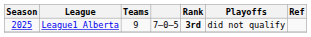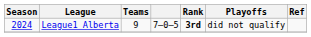(22, 25) 2025 -> (22, 25) 2024
